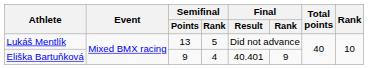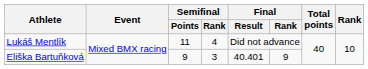(185, 42) 13 -> (185, 42) 11
(214, 42) 5 -> (214, 42) 4
(214, 57) 4 -> (214, 57) 3
